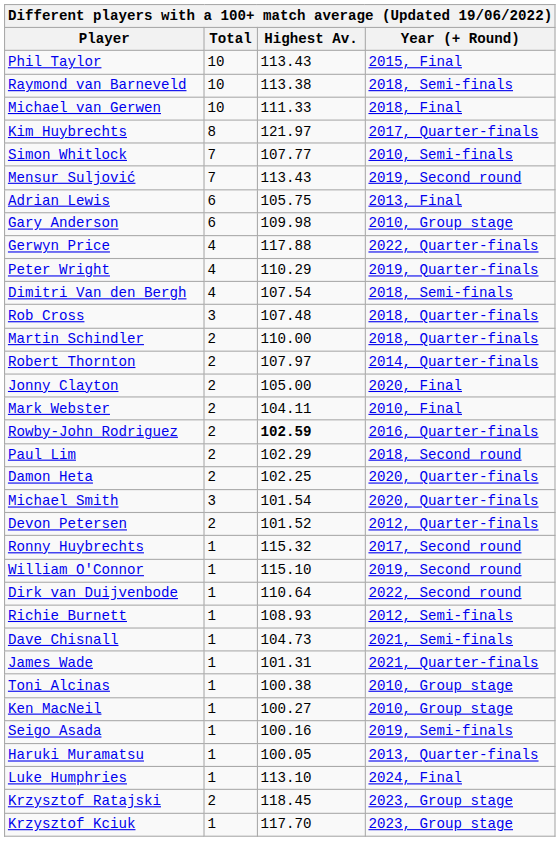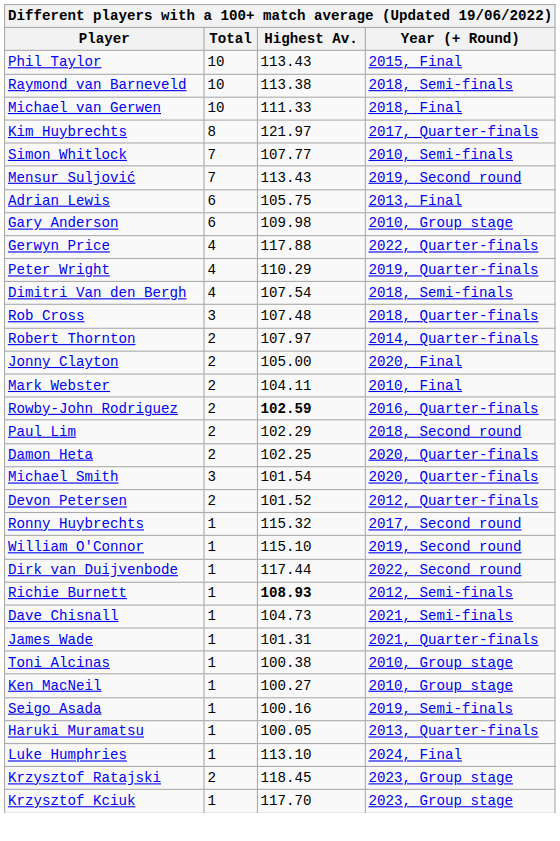- row: (76, 339)
(286, 593) 110.64 -> (286, 570) 117.44
(286, 617) normal -> (286, 593) bold
